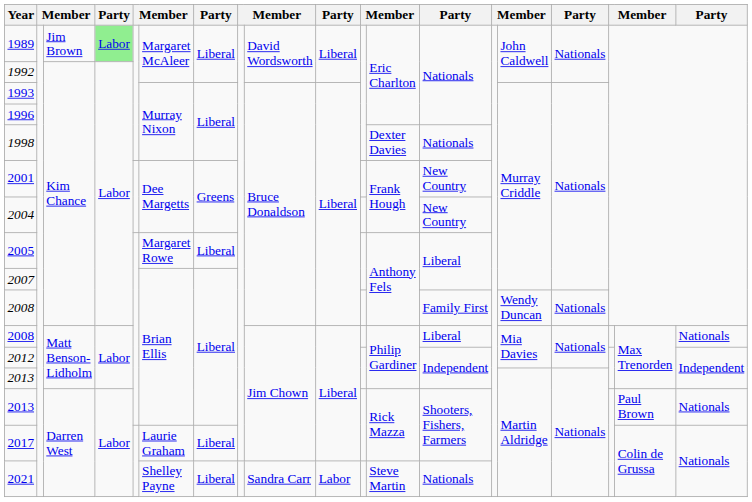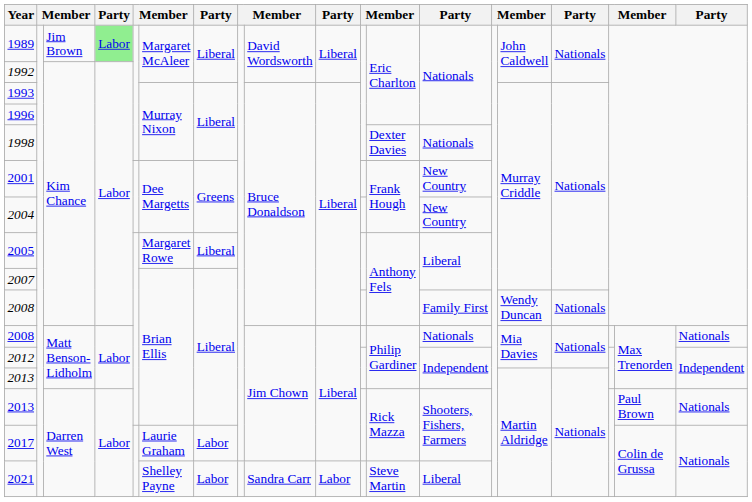(442, 336) Liberal -> (448, 336) Nationals
(216, 442) Liberal -> (212, 442) Labor
(216, 479) Liberal -> (212, 479) Labor
(448, 479) Nationals -> (442, 479) Liberal
